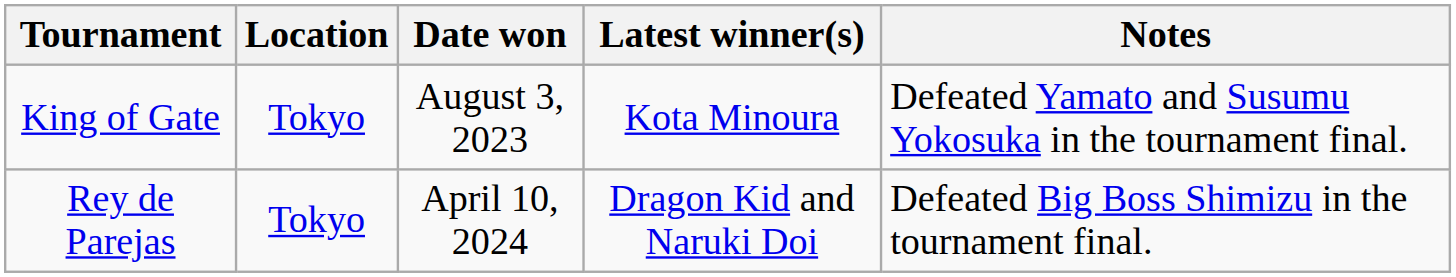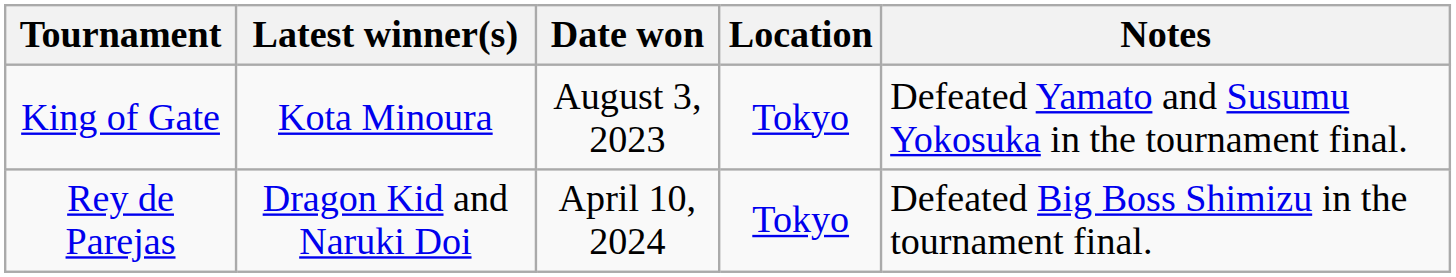columns swapped: (732, 34) <-> (317, 34)
